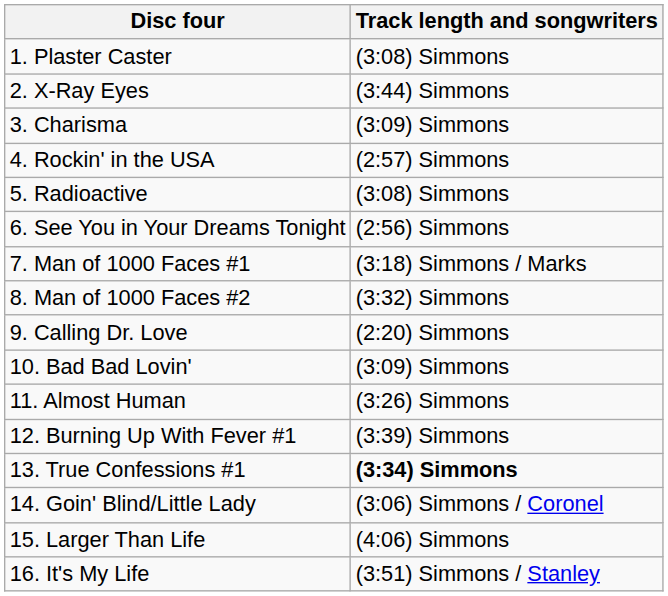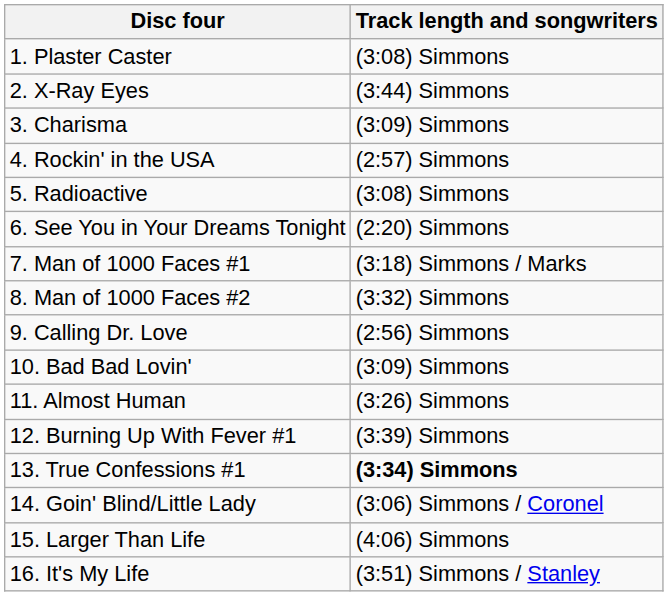(432, 228) (2:56) Simmons -> (432, 228) (2:20) Simmons
(432, 332) (2:20) Simmons -> (432, 332) (2:56) Simmons
